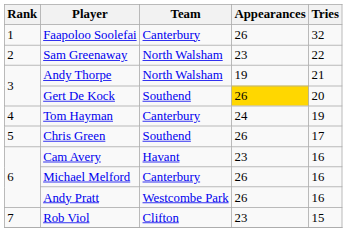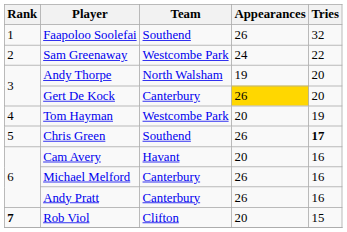(171, 34) Canterbury -> (167, 34) Southend
(183, 55) North Walsham -> (186, 55) Westcombe Park
(241, 55) 23 -> (241, 55) 24
(318, 75) 21 -> (318, 75) 20
(167, 95) Southend -> (171, 95) Canterbury
(171, 116) Canterbury -> (186, 116) Westcombe Park
(241, 116) 24 -> (241, 116) 20
(318, 136) normal -> (318, 136) bold
(241, 156) 23 -> (241, 156) 20
(186, 197) Westcombe Park -> (171, 197) Canterbury
(11, 217) normal -> (11, 217) bold
(241, 217) 23 -> (241, 217) 20
